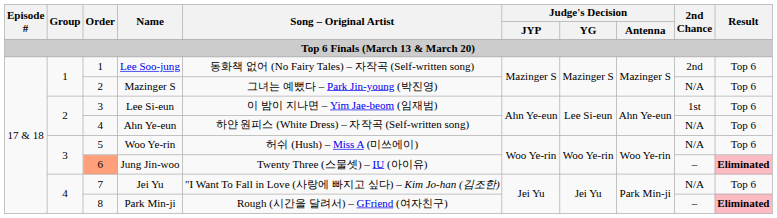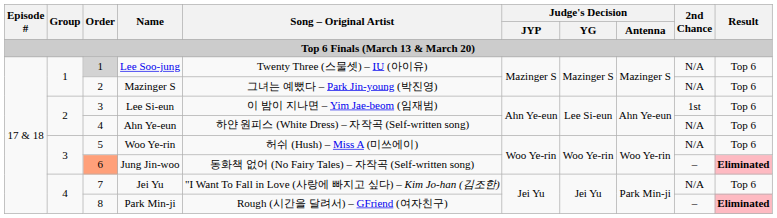(100, 66) no background -> (100, 66) lightgrey background
(342, 66) 동화책 없어 (No Fairy Tales) – 자작곡 (Self-written song) -> (342, 66) Twenty Three (스물셋) – IU (아이유)
(694, 66) 2nd -> (694, 66) N/A
(342, 164) Twenty Three (스물셋) – IU (아이유) -> (342, 164) 동화책 없어 (No Fairy Tales) – 자작곡 (Self-written song)
